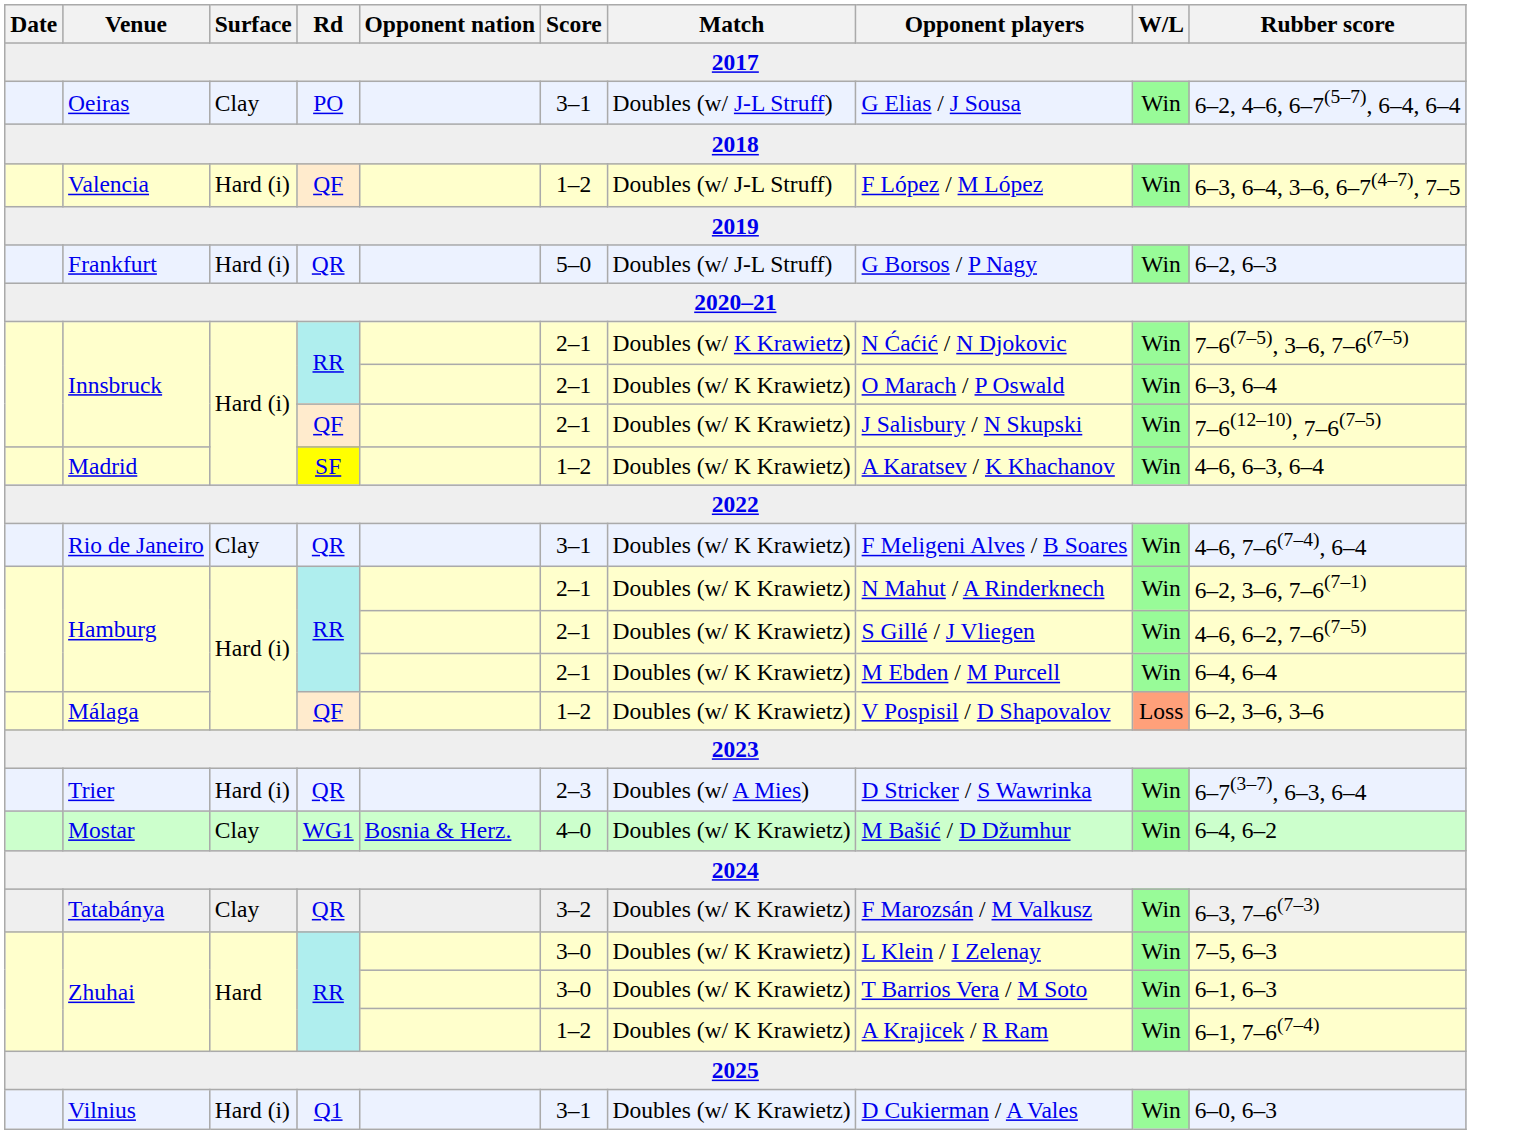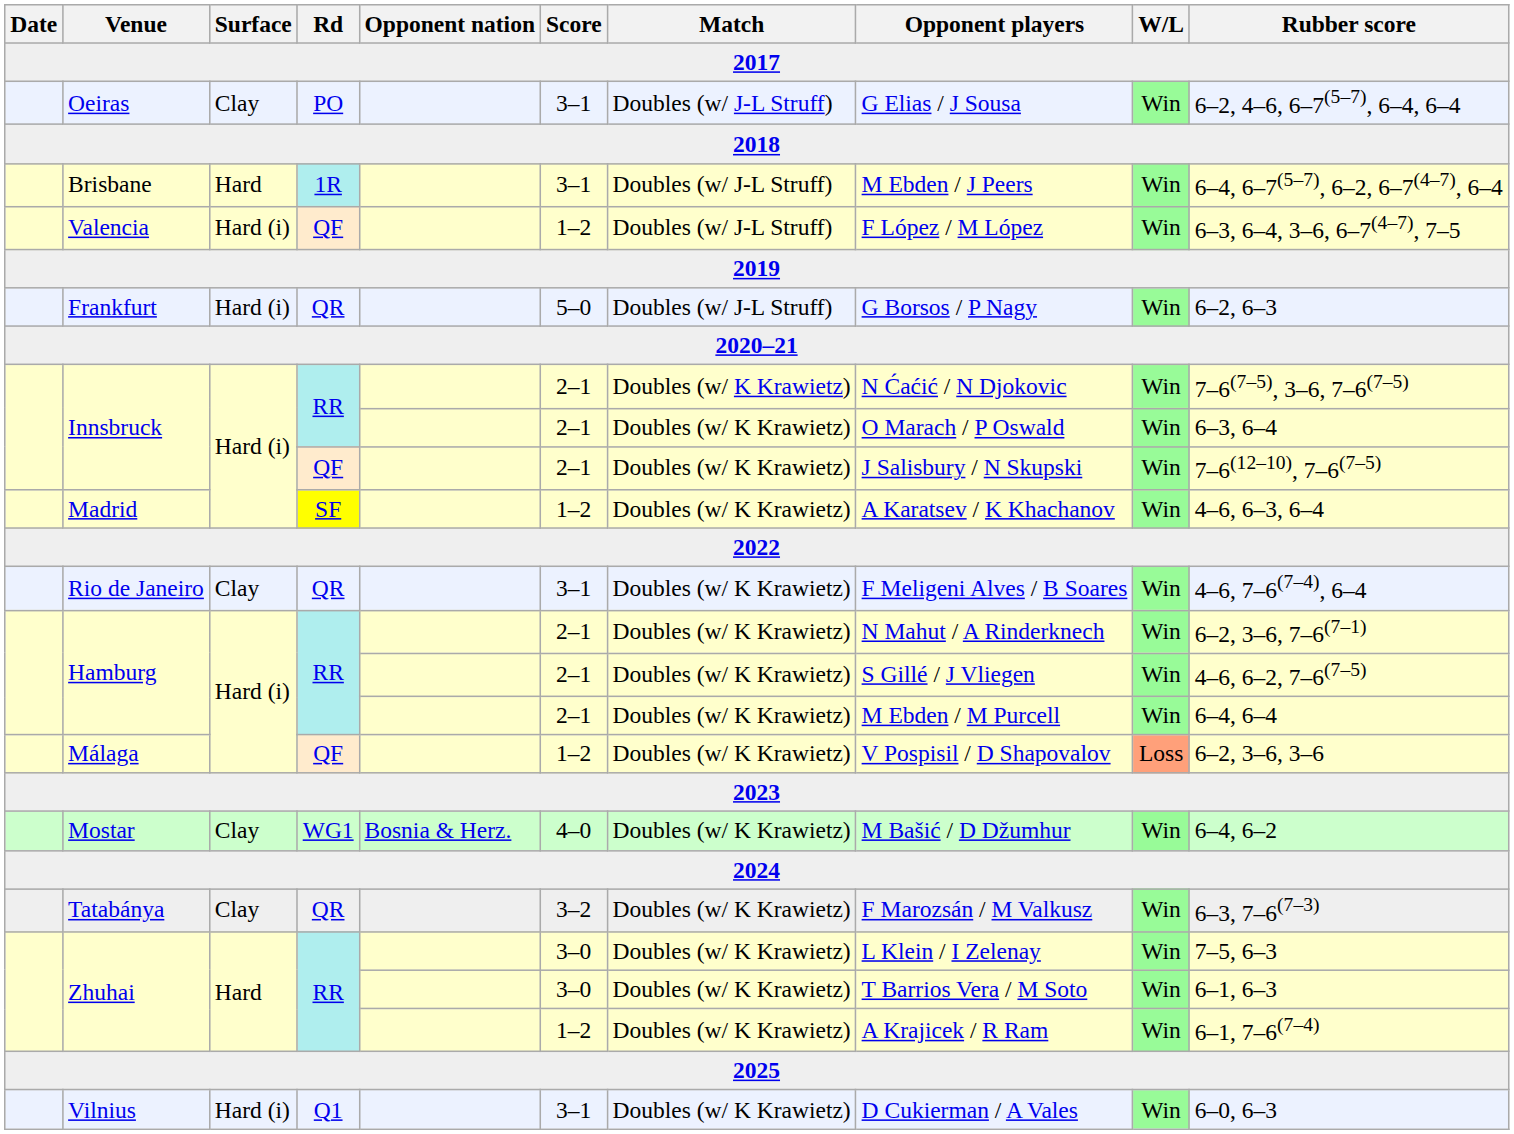+ row: (110, 184)
- row: (91, 790)
